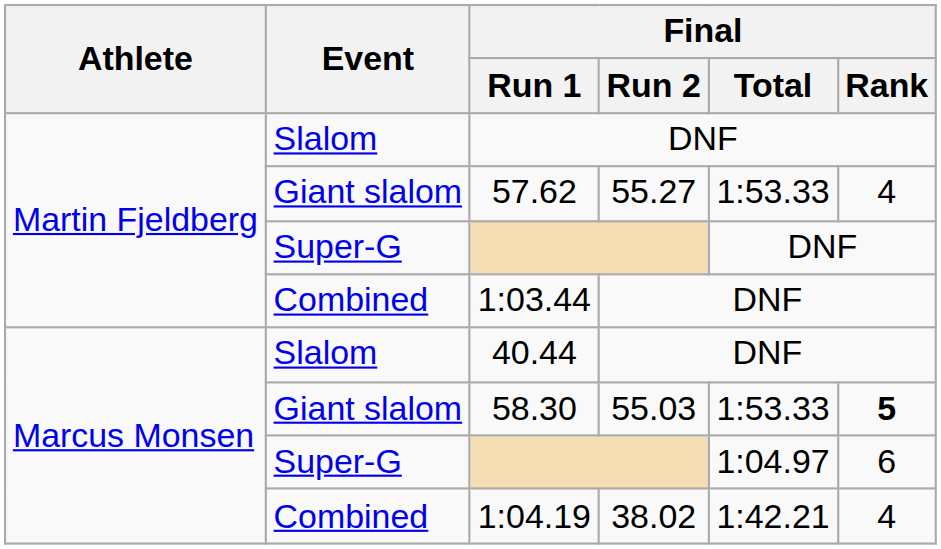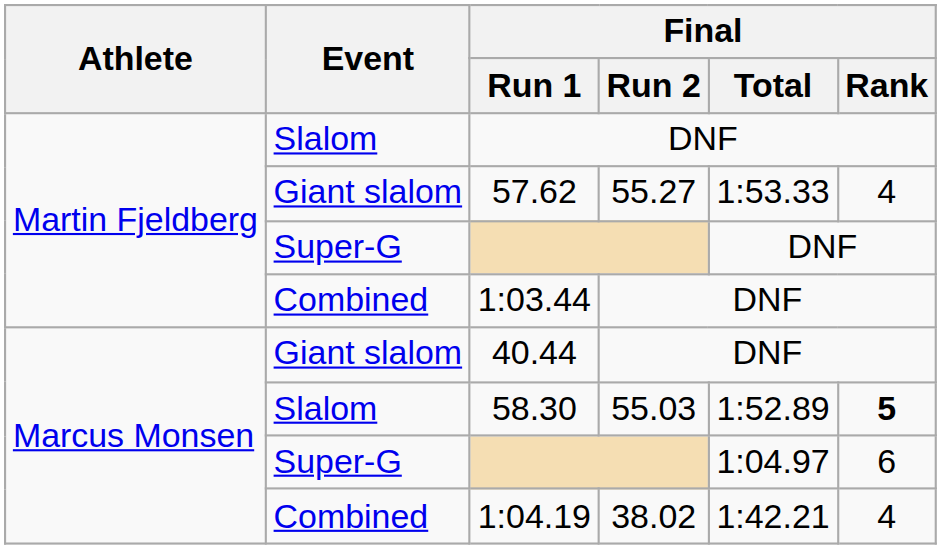(325, 354) Slalom -> (368, 354) Giant slalom
(368, 407) Giant slalom -> (325, 407) Slalom
(773, 407) 1:53.33 -> (773, 407) 1:52.89
